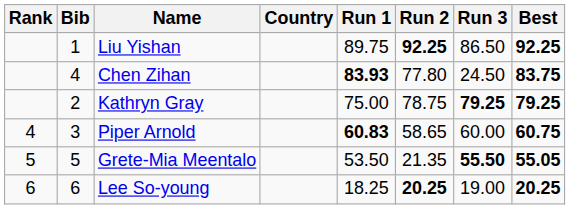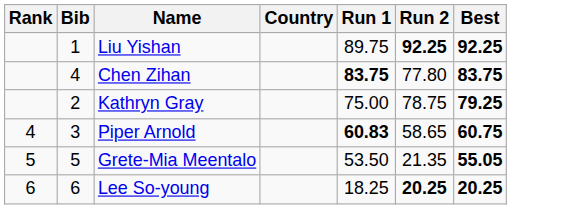- column: (482, 18)
(366, 75) 83.93 -> (366, 75) 83.75
